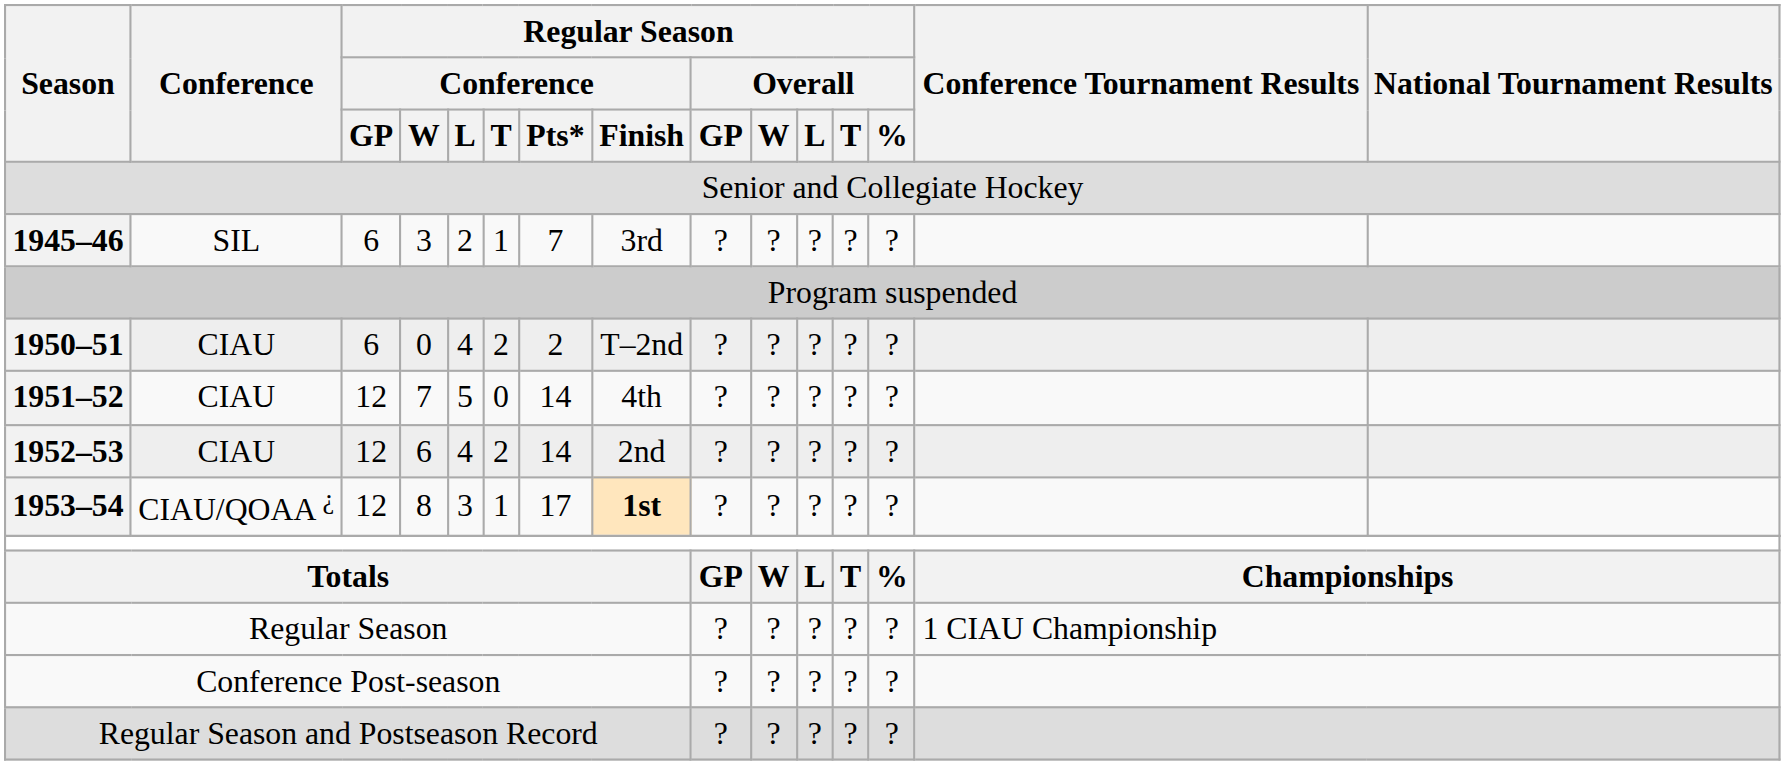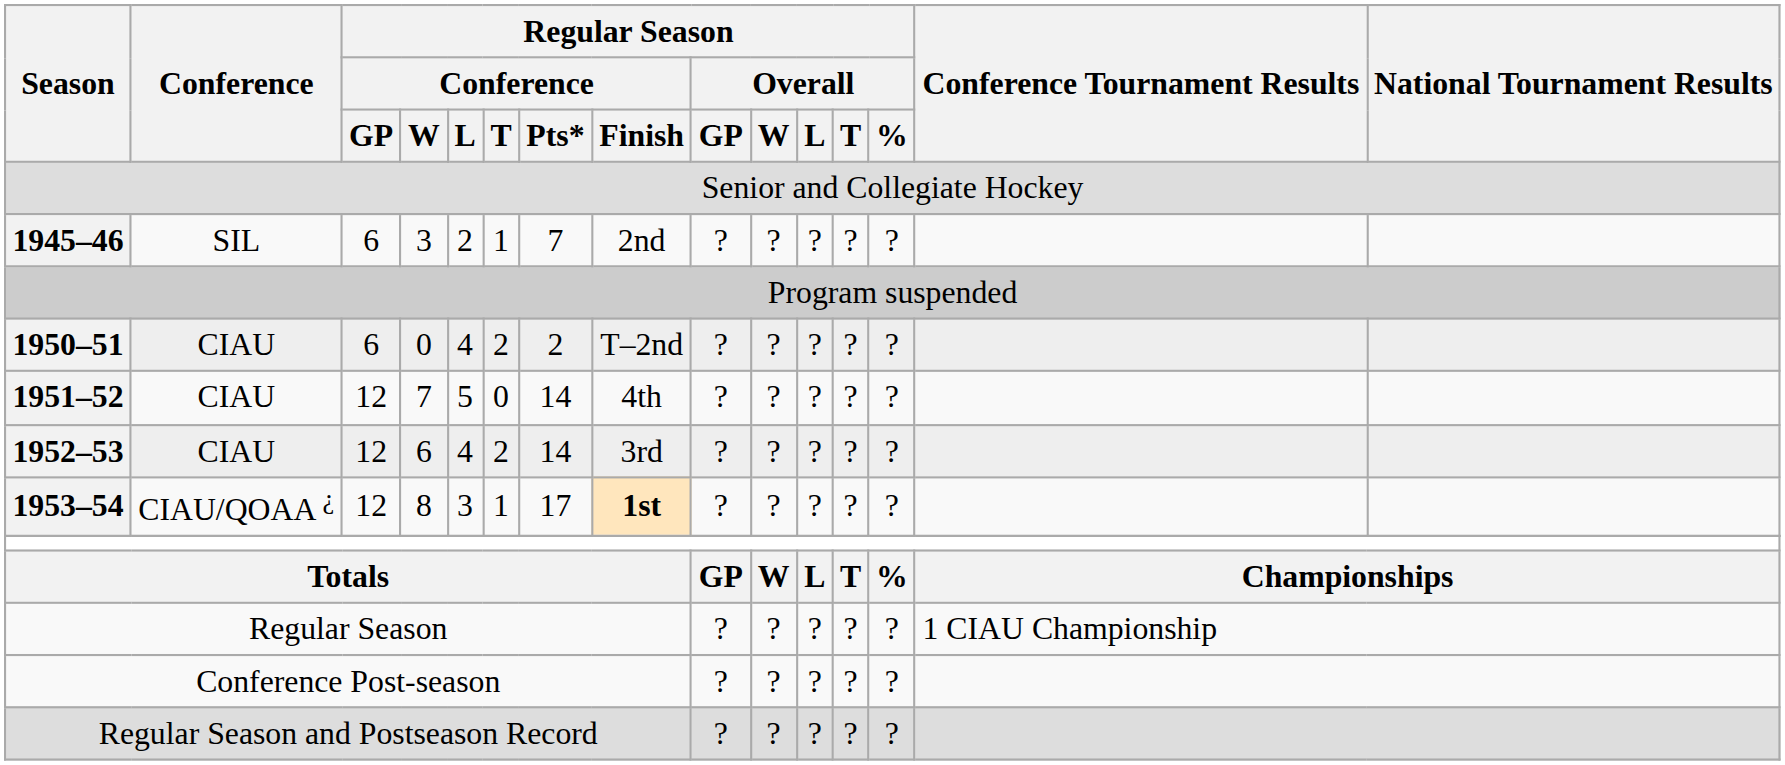(642, 240) 3rd -> (642, 240) 2nd
(642, 449) 2nd -> (642, 449) 3rd
